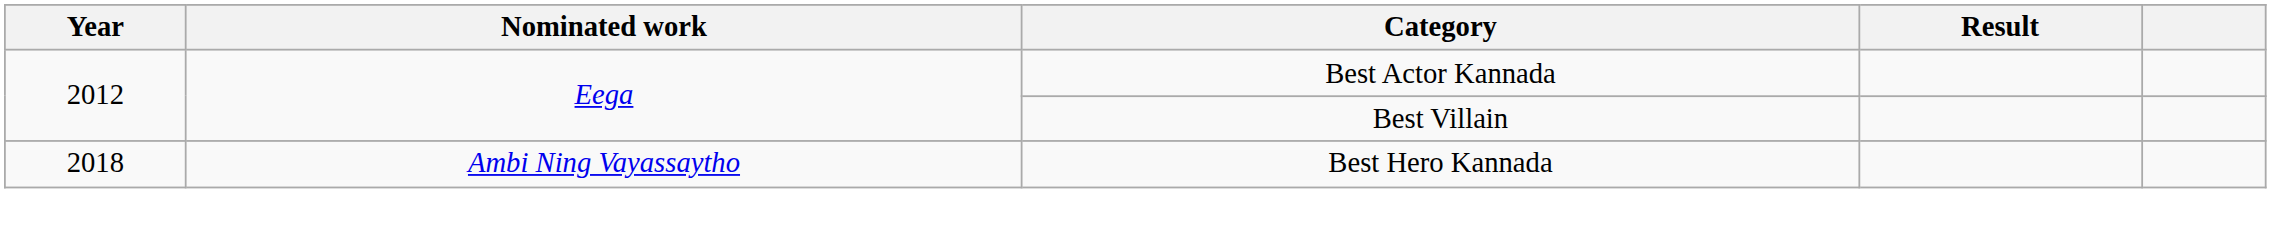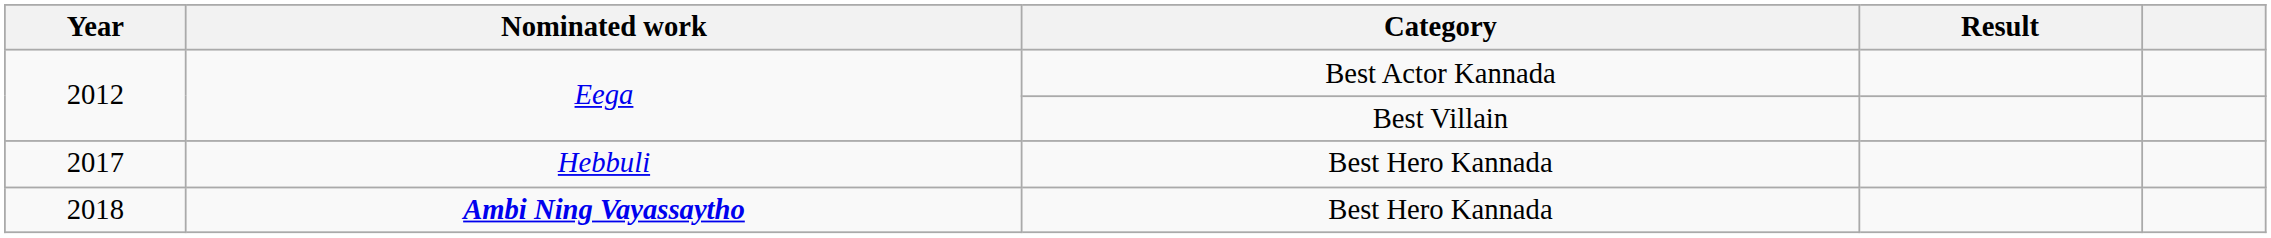+ row: (95, 163)
(604, 163) normal -> (604, 208) bold
